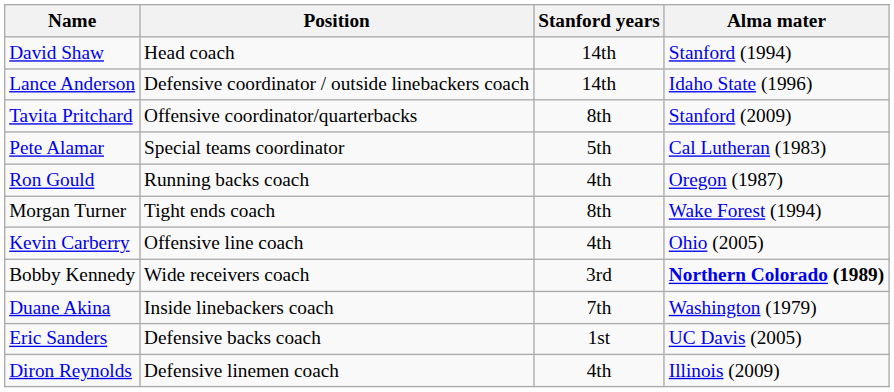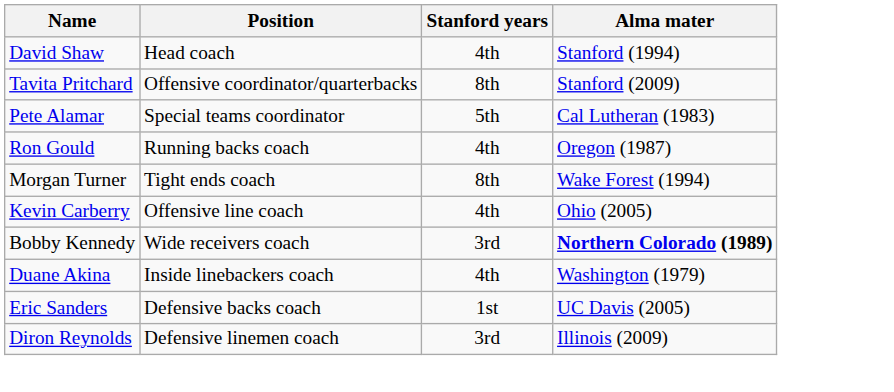(599, 52) 14th -> (487, 52) 4th
- row: (72, 84)
(599, 307) 7th -> (487, 275) 4th
(599, 370) 4th -> (487, 339) 3rd
